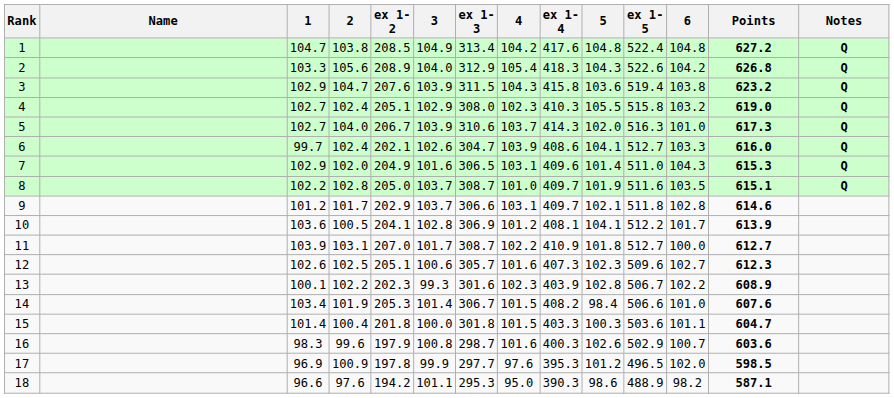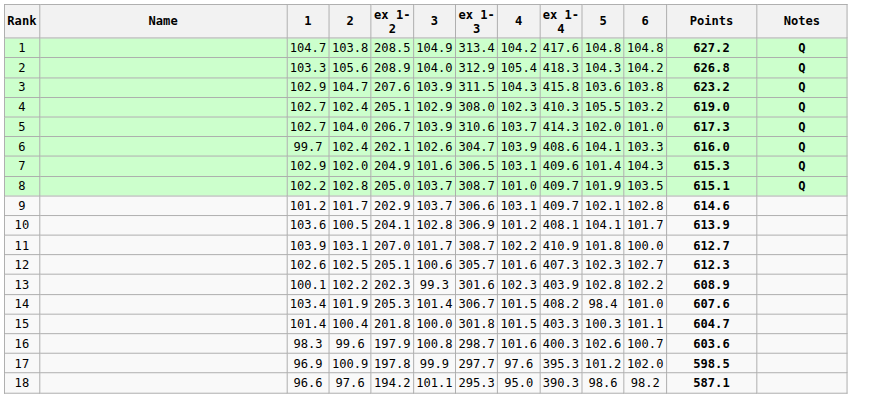- column: (645, 21)
